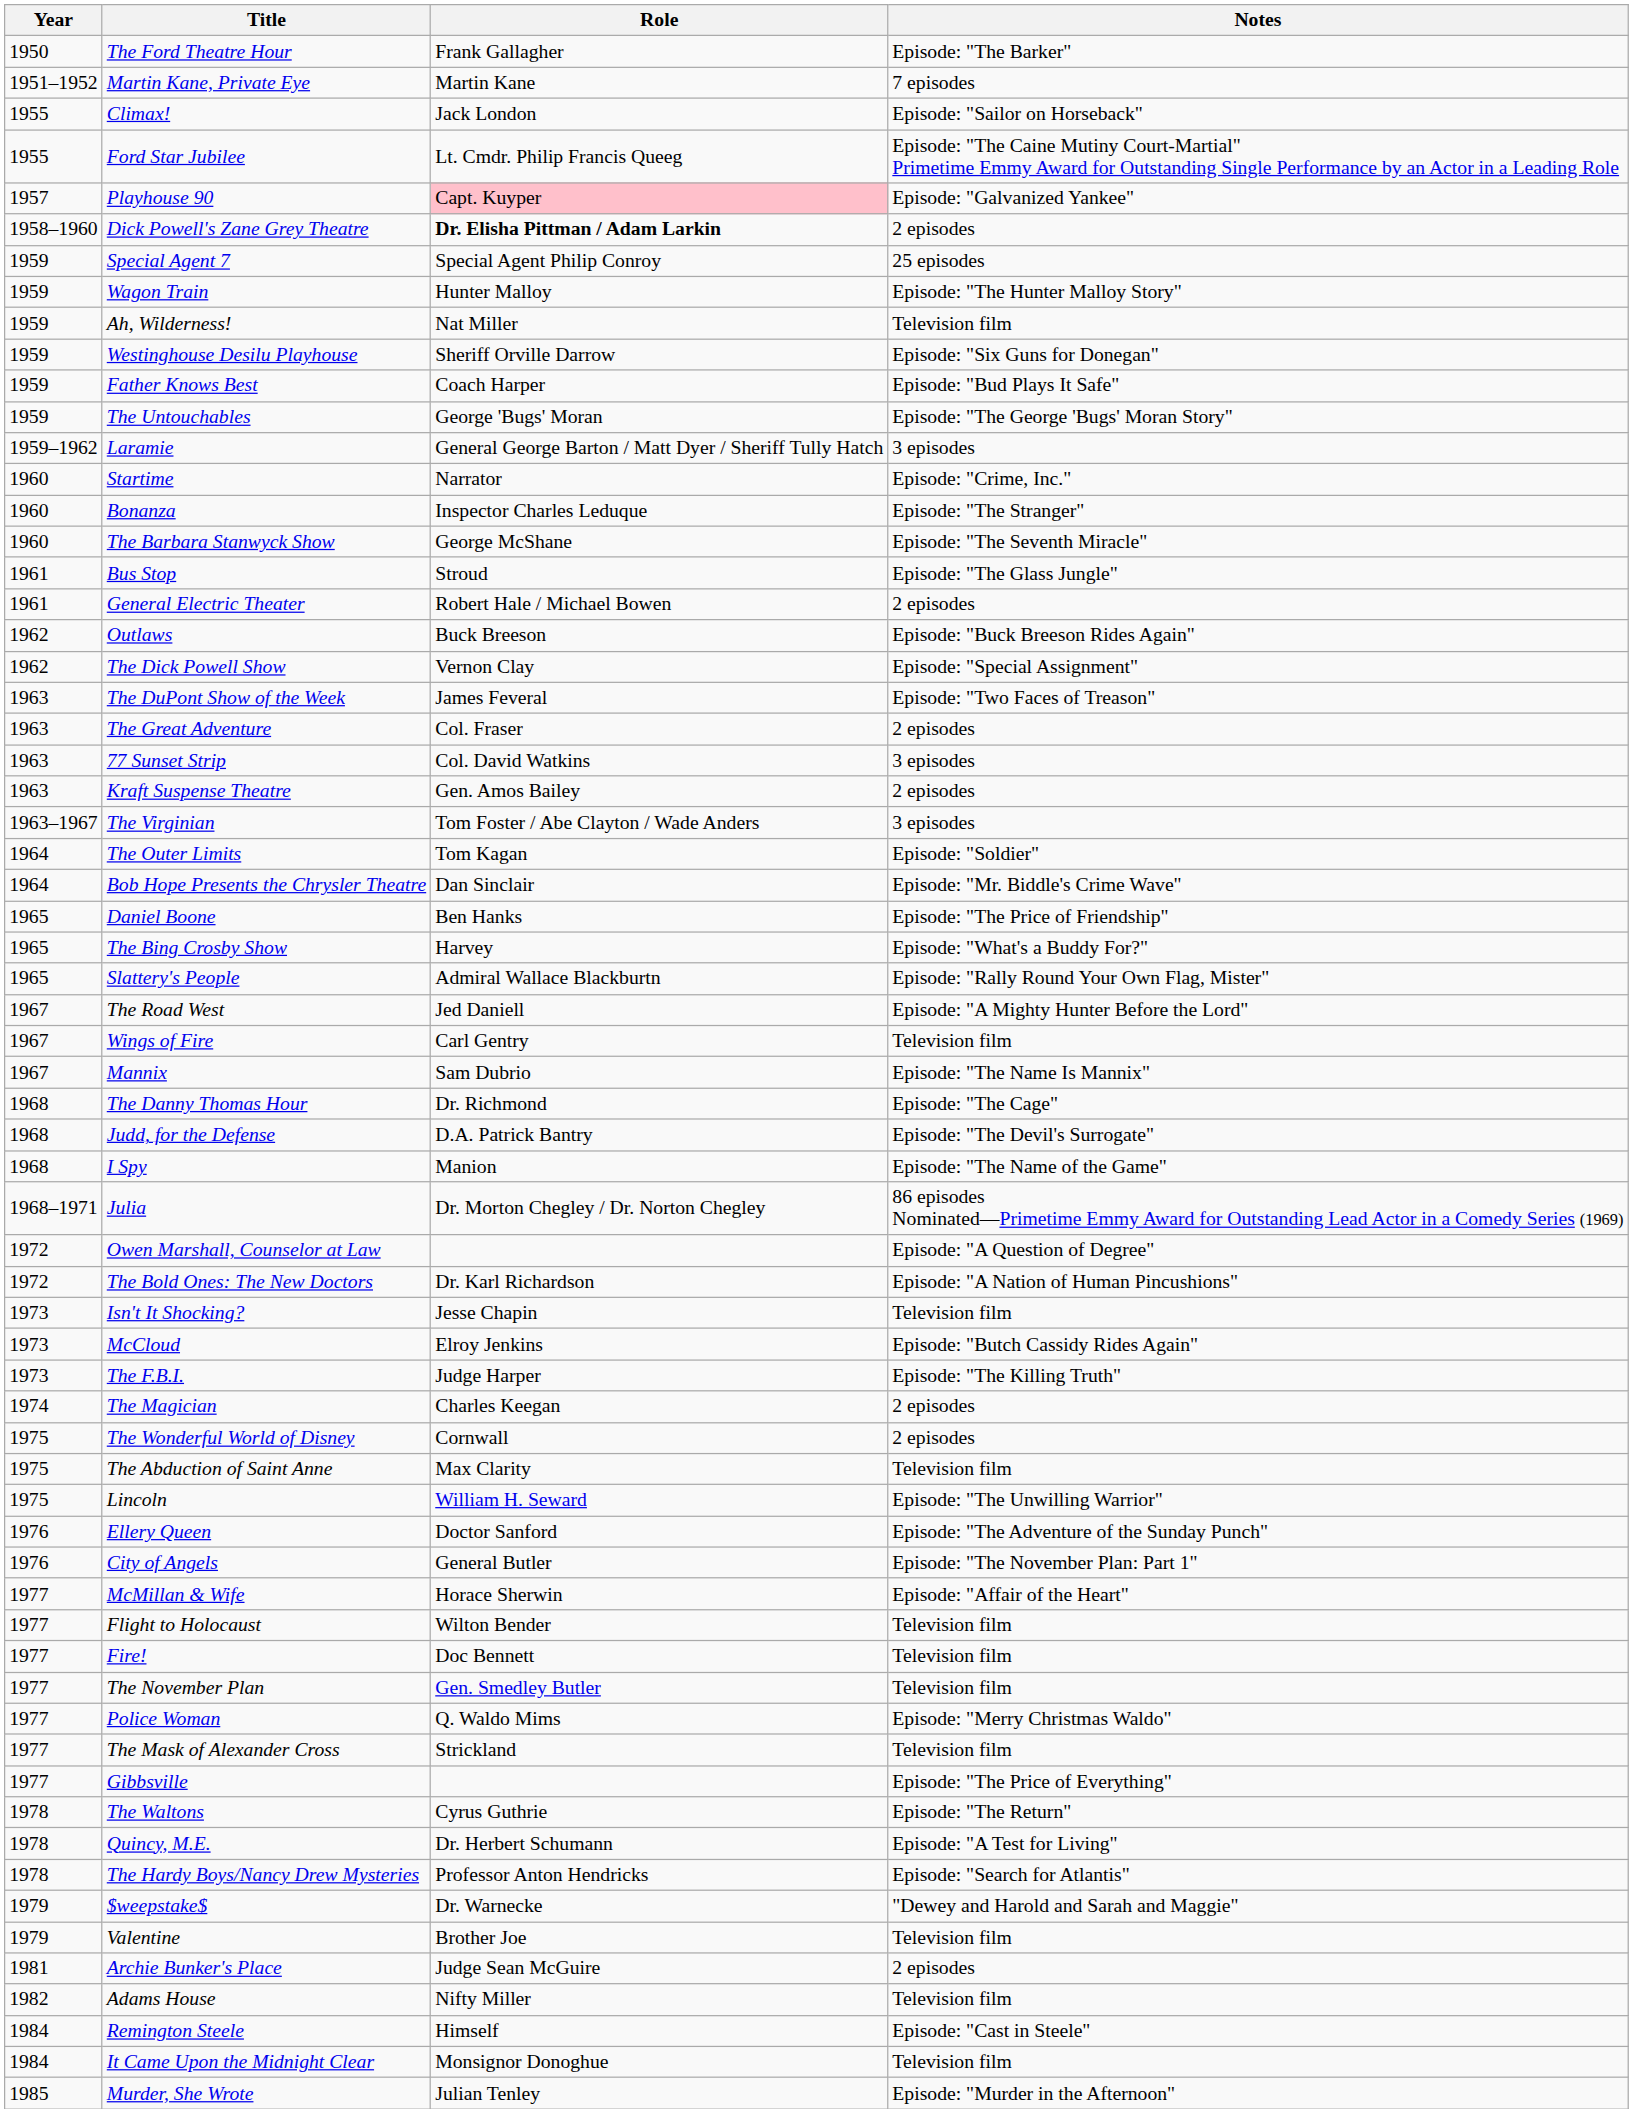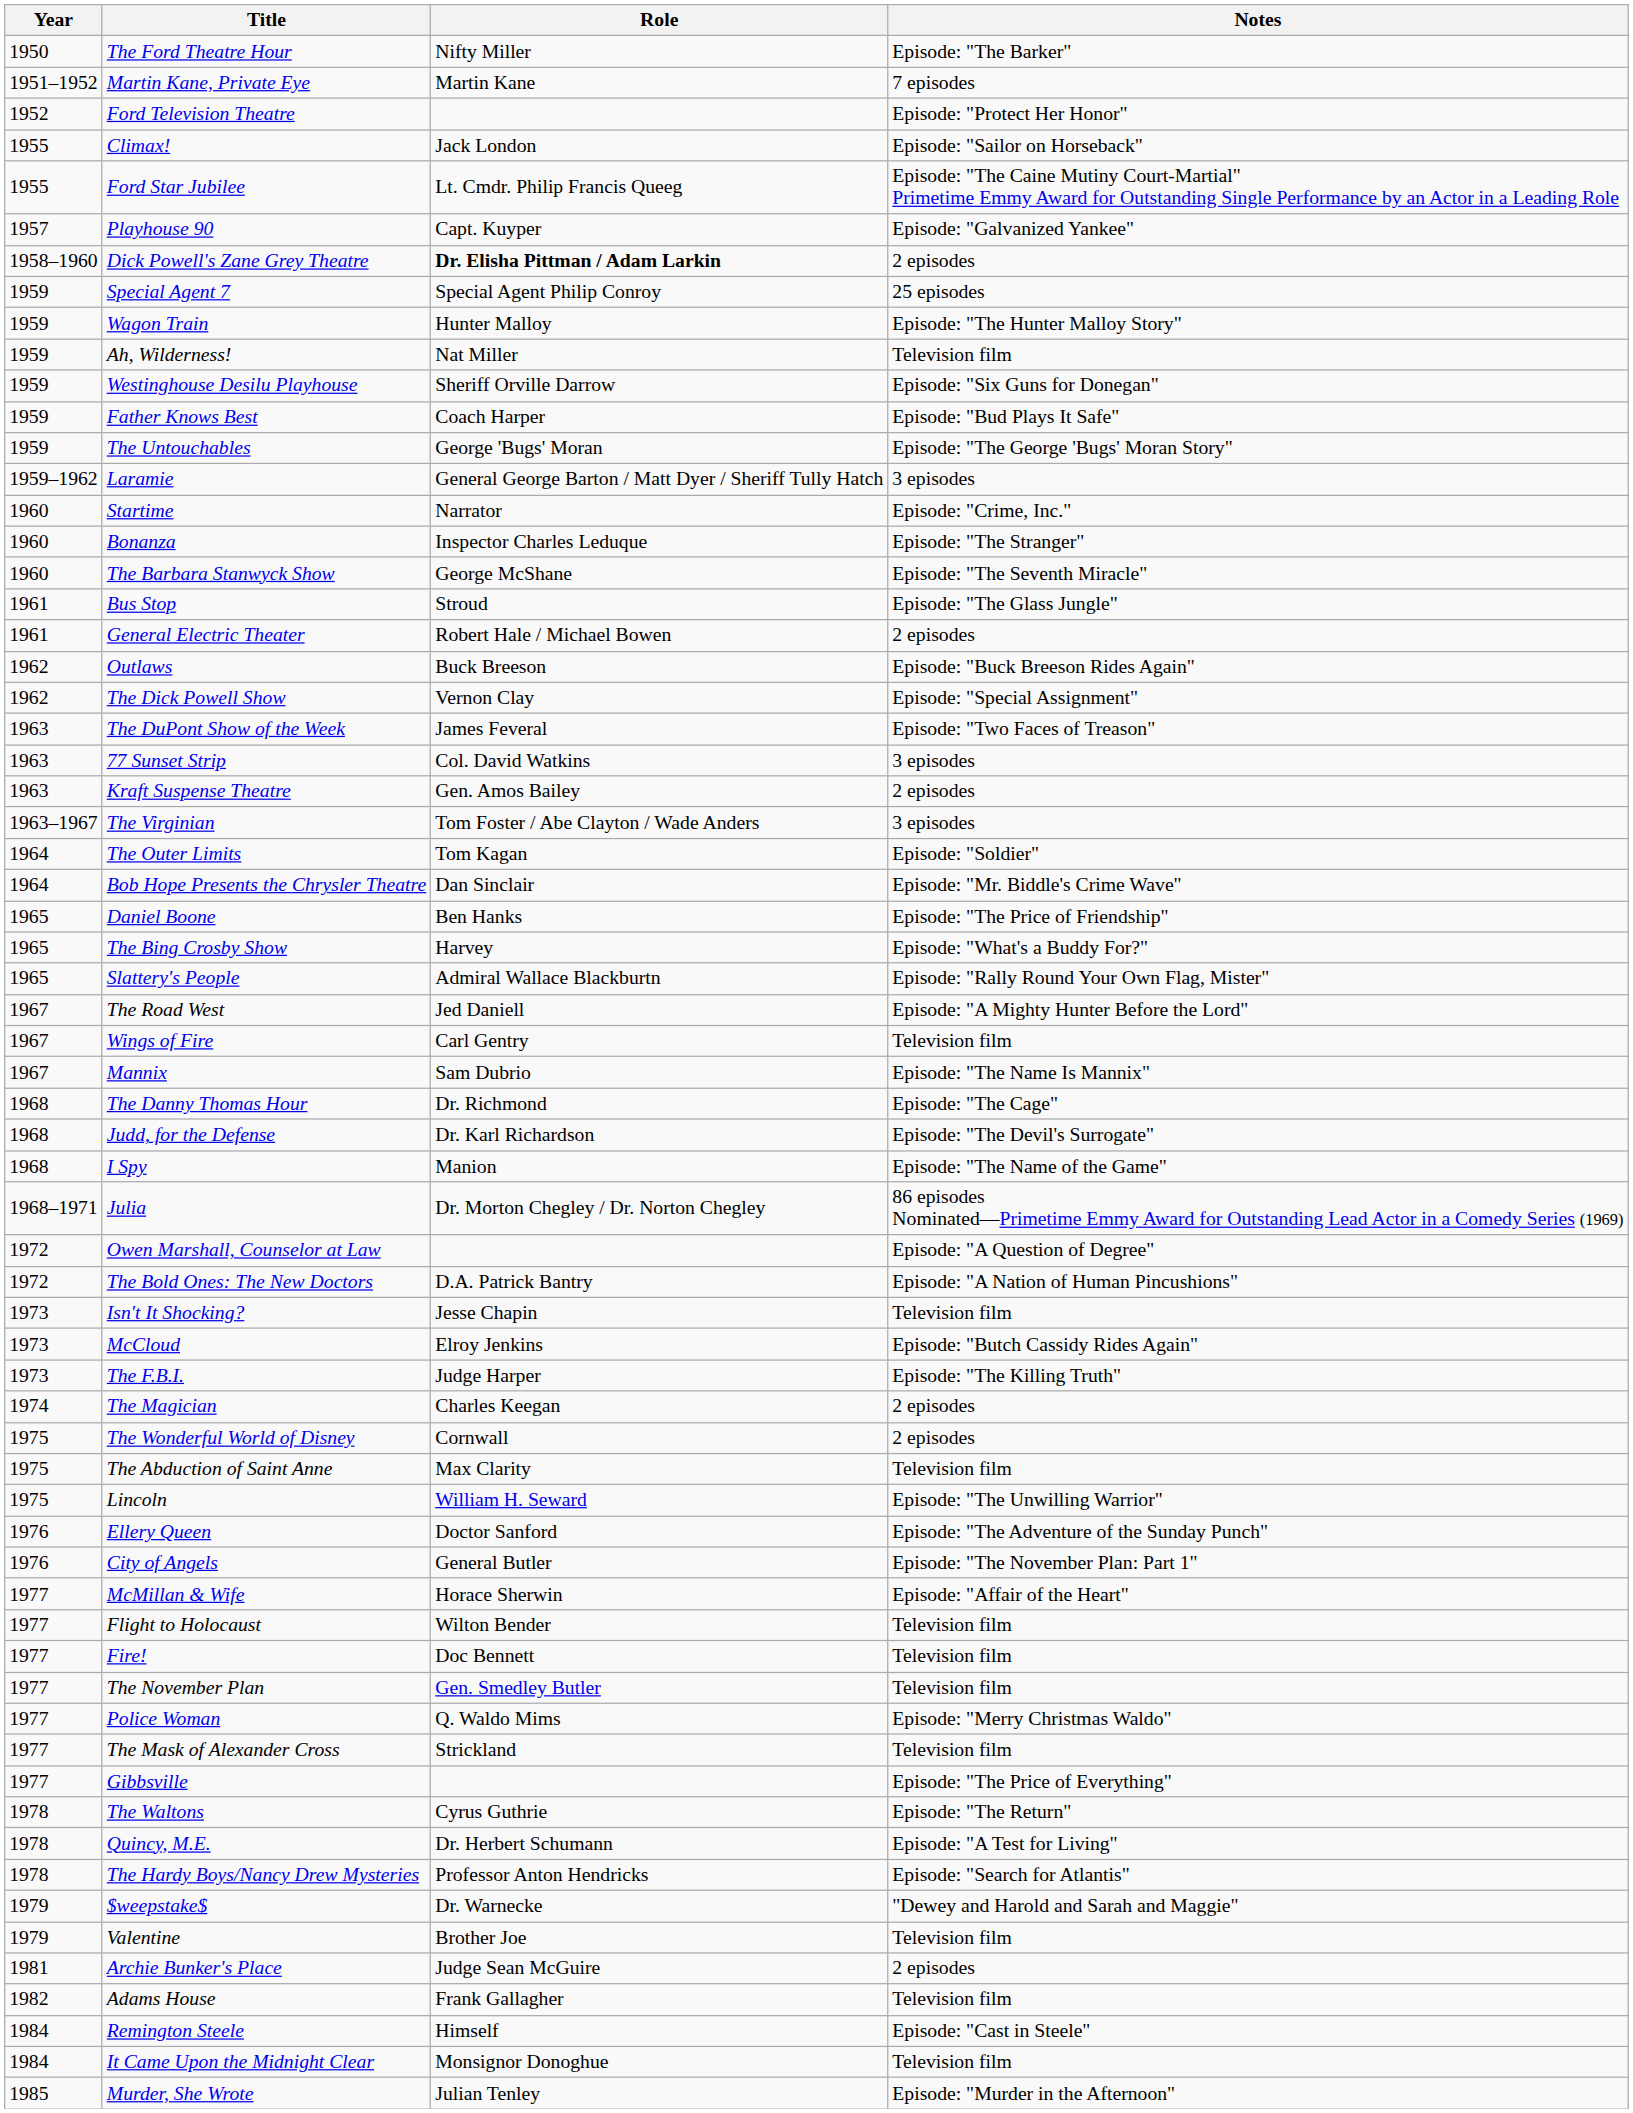(499, 51) Frank Gallagher -> (483, 51) Nifty Miller
+ row: (201, 113)
(488, 198) pink background -> (488, 229) no background
- row: (189, 728)
(514, 1134) D.A. Patrick Bantry -> (515, 1134) Dr. Karl Richardson
(515, 1281) Dr. Karl Richardson -> (514, 1281) D.A. Patrick Bantry
(483, 1999) Nifty Miller -> (499, 1999) Frank Gallagher
